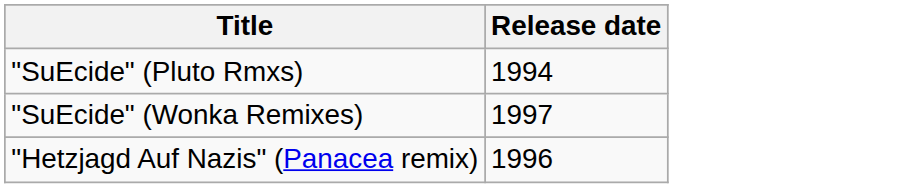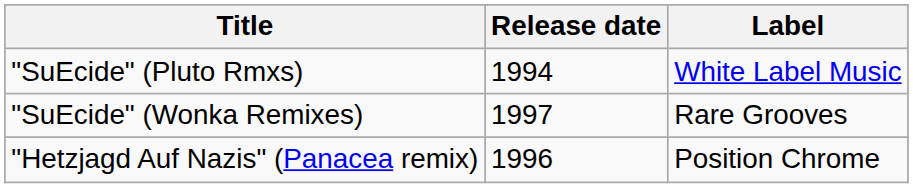+ column: (788, 26)
